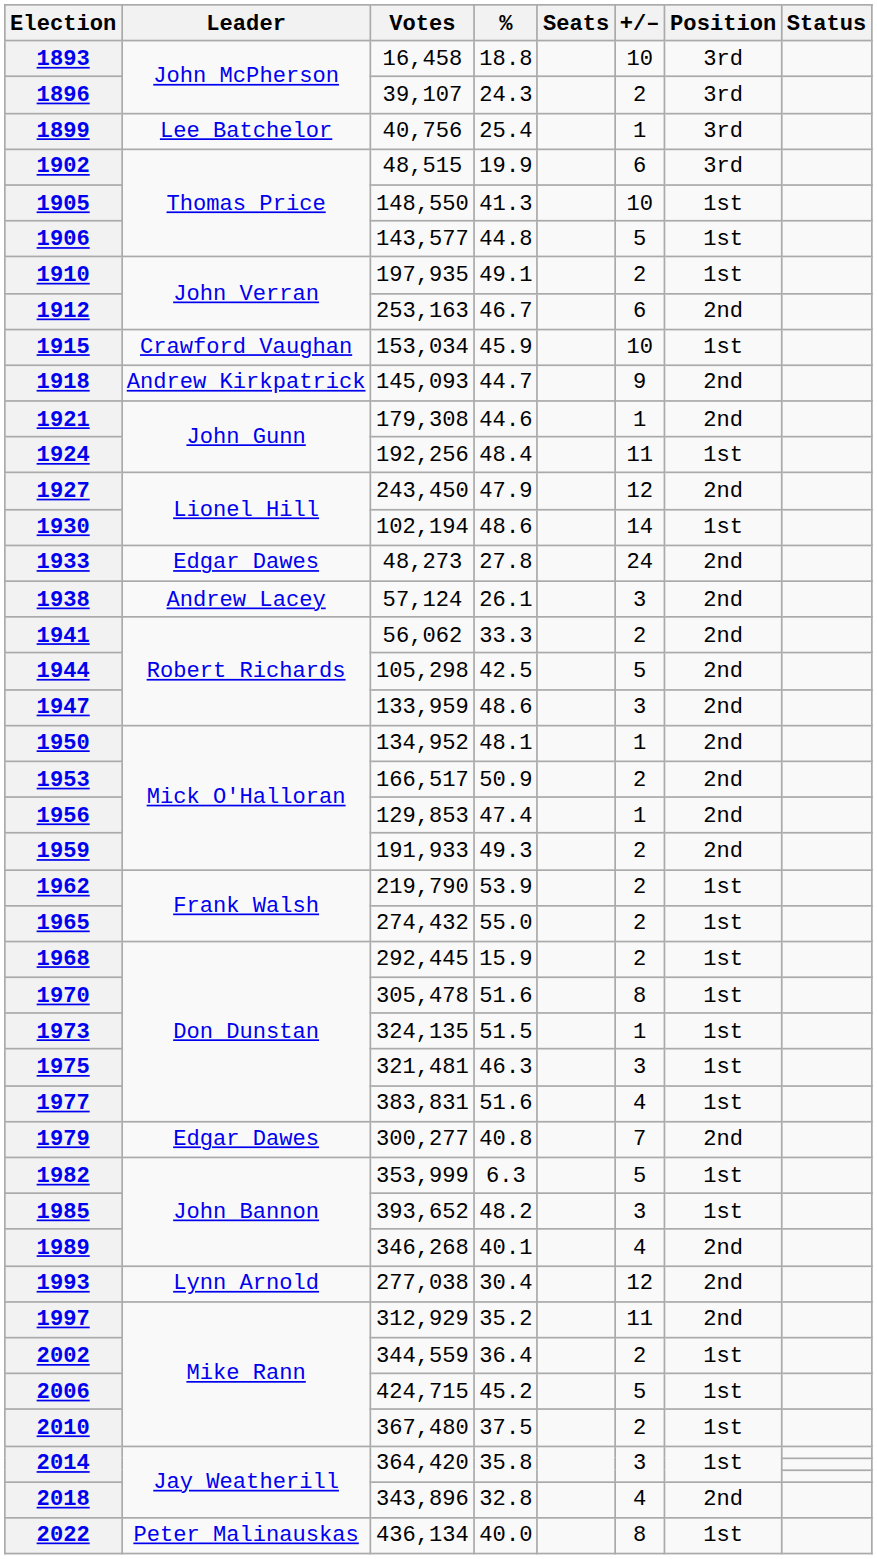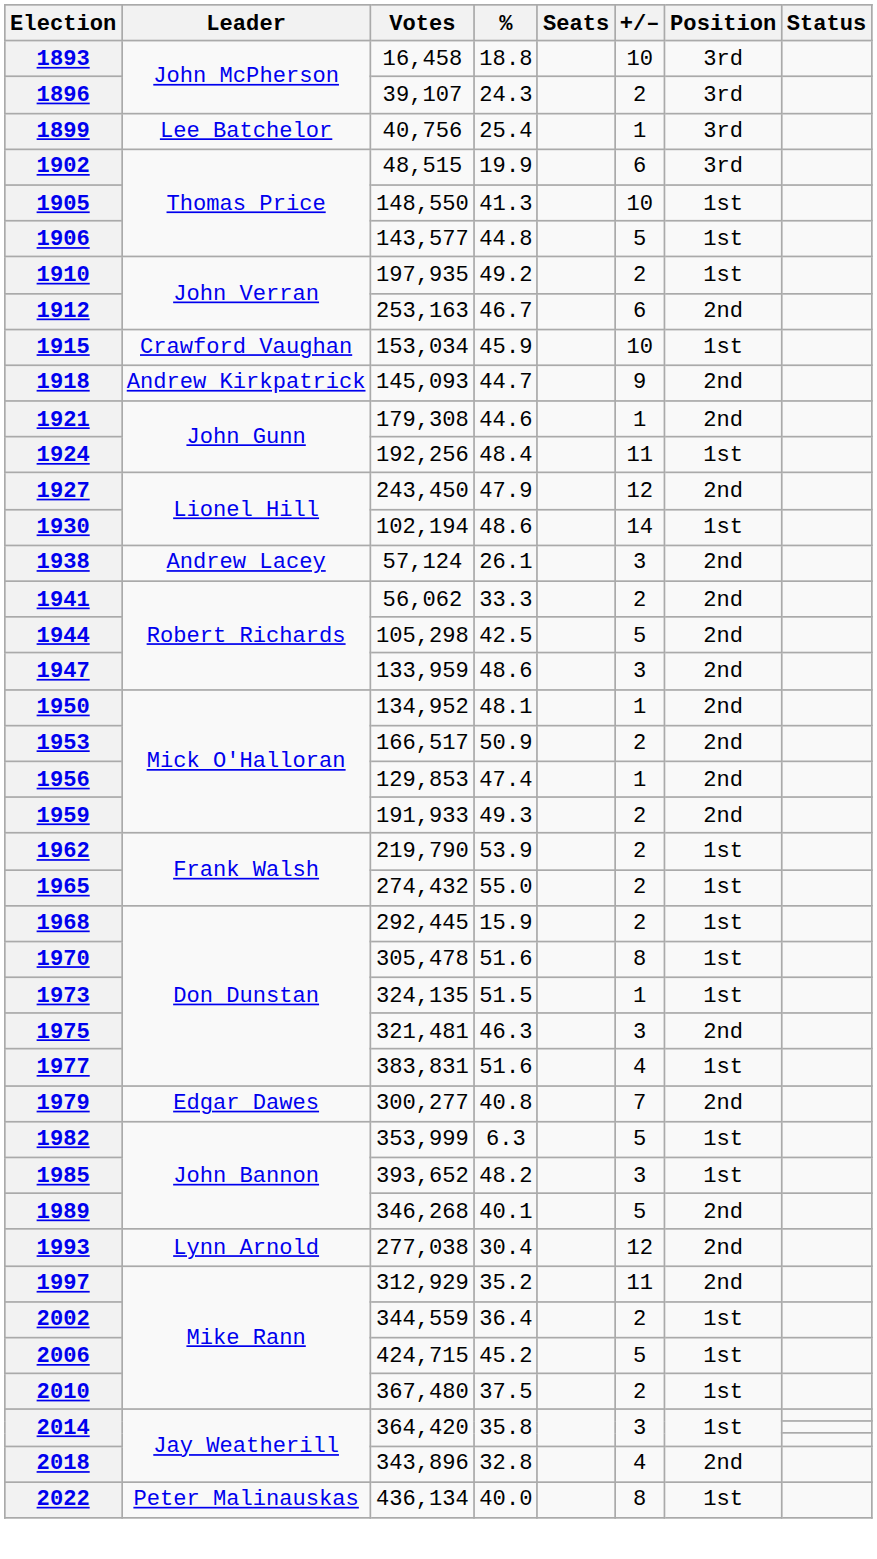(506, 275) 49.1 -> (506, 275) 49.2
- row: (63, 563)
(723, 1067) 1st -> (723, 1031) 2nd
(640, 1247) 4 -> (640, 1211) 5
